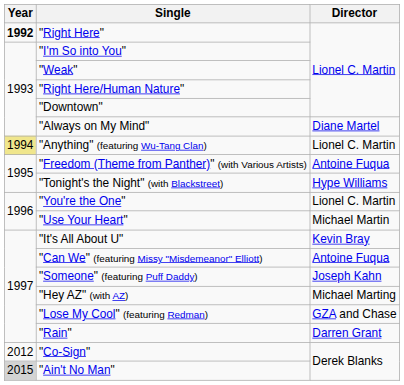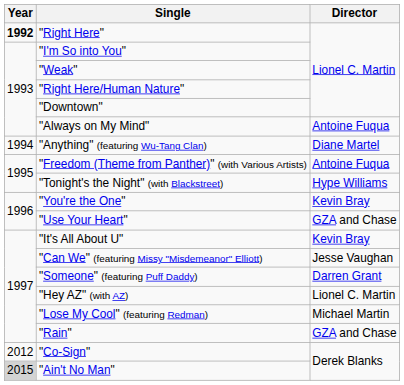(346, 126) Diane Martel -> (351, 126) Antoine Fuqua
(20, 145) khaki background -> (20, 145) no background
(354, 145) Lionel C. Martin -> (346, 145) Diane Martel
(354, 201) Lionel C. Martin -> (341, 201) Kevin Bray
(351, 220) Michael Martin -> (354, 220) GZA and Chase
(351, 257) Antoine Fuqua -> (353, 257) Jesse Vaughan
(347, 276) Joseph Kahn -> (347, 276) Darren Grant
(354, 295) Michael Marting -> (354, 295) Lionel C. Martin
(354, 314) GZA and Chase -> (351, 314) Michael Martin
(347, 333) Darren Grant -> (354, 333) GZA and Chase
